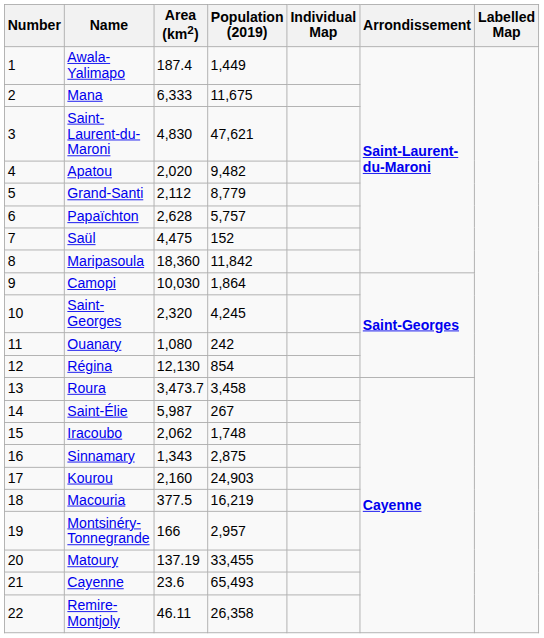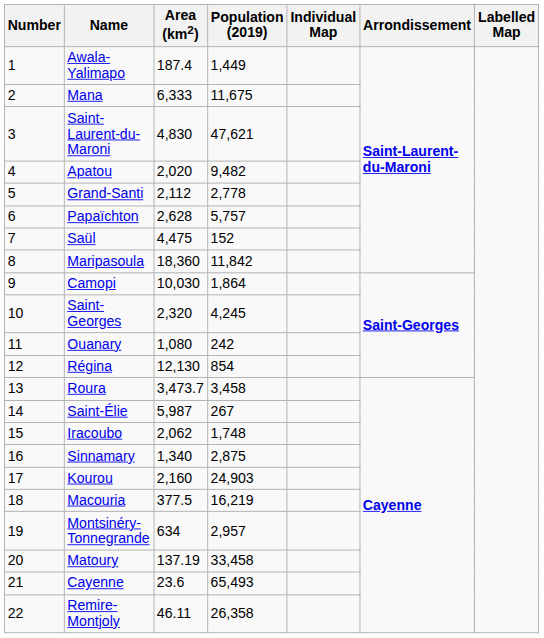(228, 194) 8,779 -> (228, 194) 2,778
(174, 455) 1,343 -> (174, 455) 1,340
(169, 530) 166 -> (169, 530) 634
(232, 561) 33,455 -> (232, 561) 33,458
